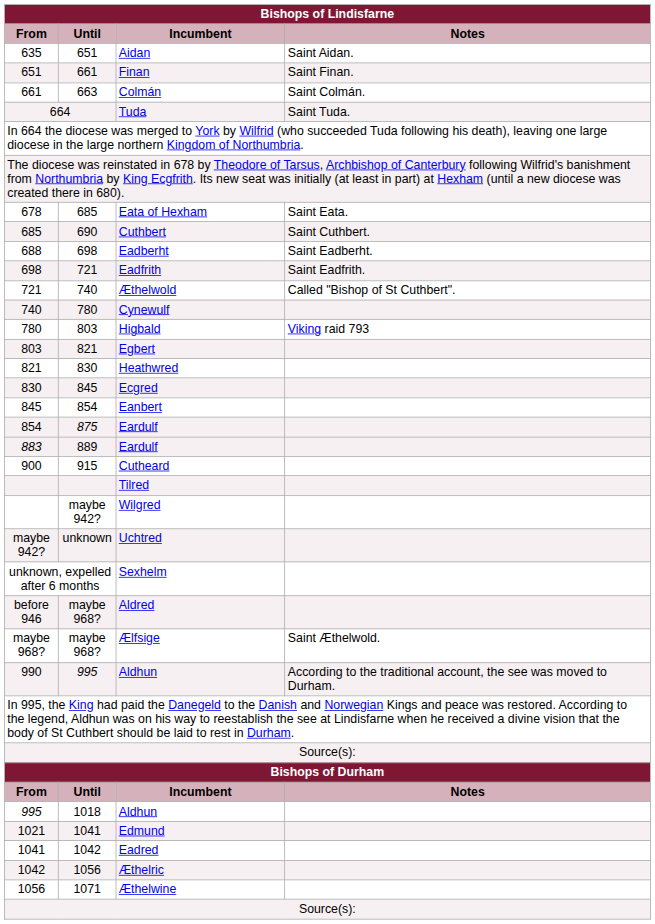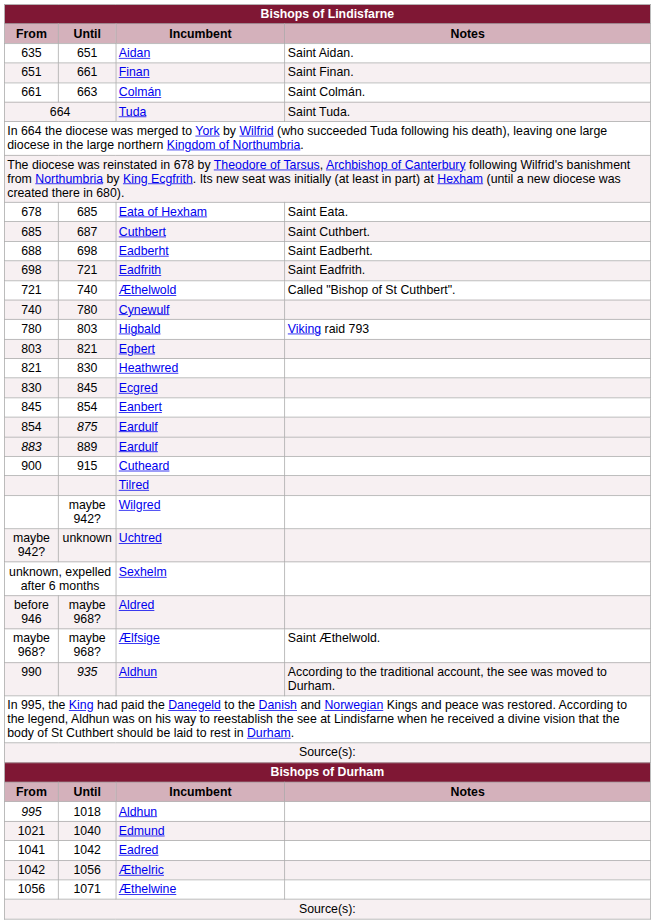(87, 231) 690 -> (87, 231) 687
(87, 672) 995 -> (87, 672) 935
(87, 831) 1041 -> (87, 831) 1040
